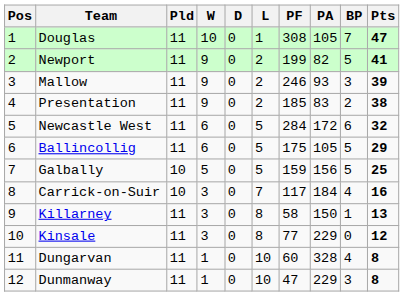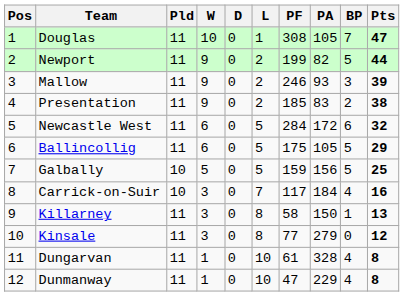(379, 60) 41 -> (379, 60) 44
(325, 236) 229 -> (325, 236) 279
(290, 258) 60 -> (290, 258) 61
(348, 280) 3 -> (348, 280) 4
